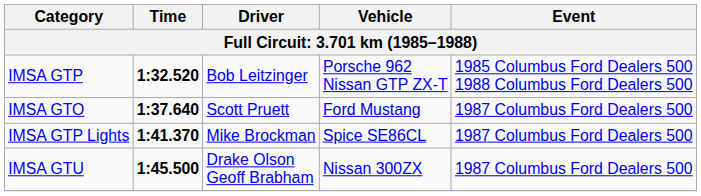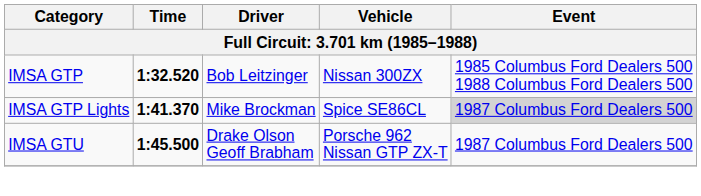(385, 76) Porsche 962 Nissan GTP ZX-T -> (373, 76) Nissan 300ZX
- row: (46, 110)
(574, 135) no background -> (574, 110) lightgrey background
(373, 169) Nissan 300ZX -> (385, 144) Porsche 962 Nissan GTP ZX-T
